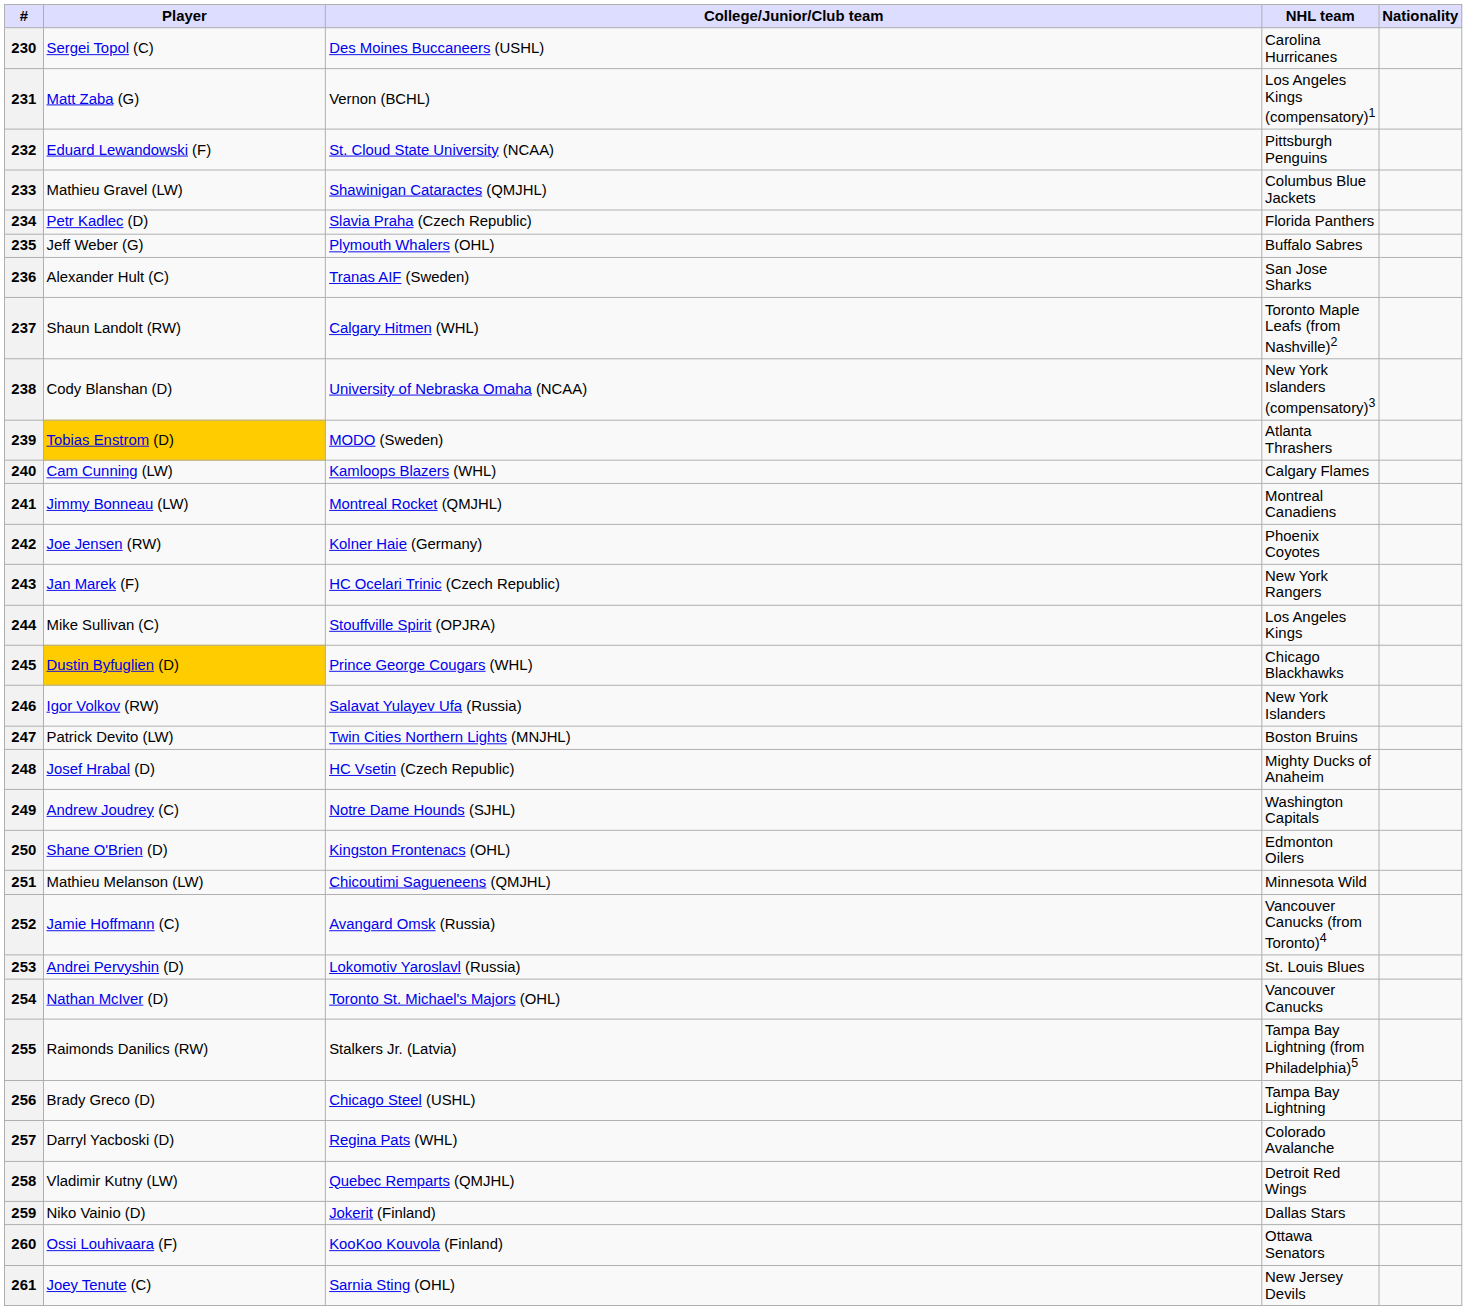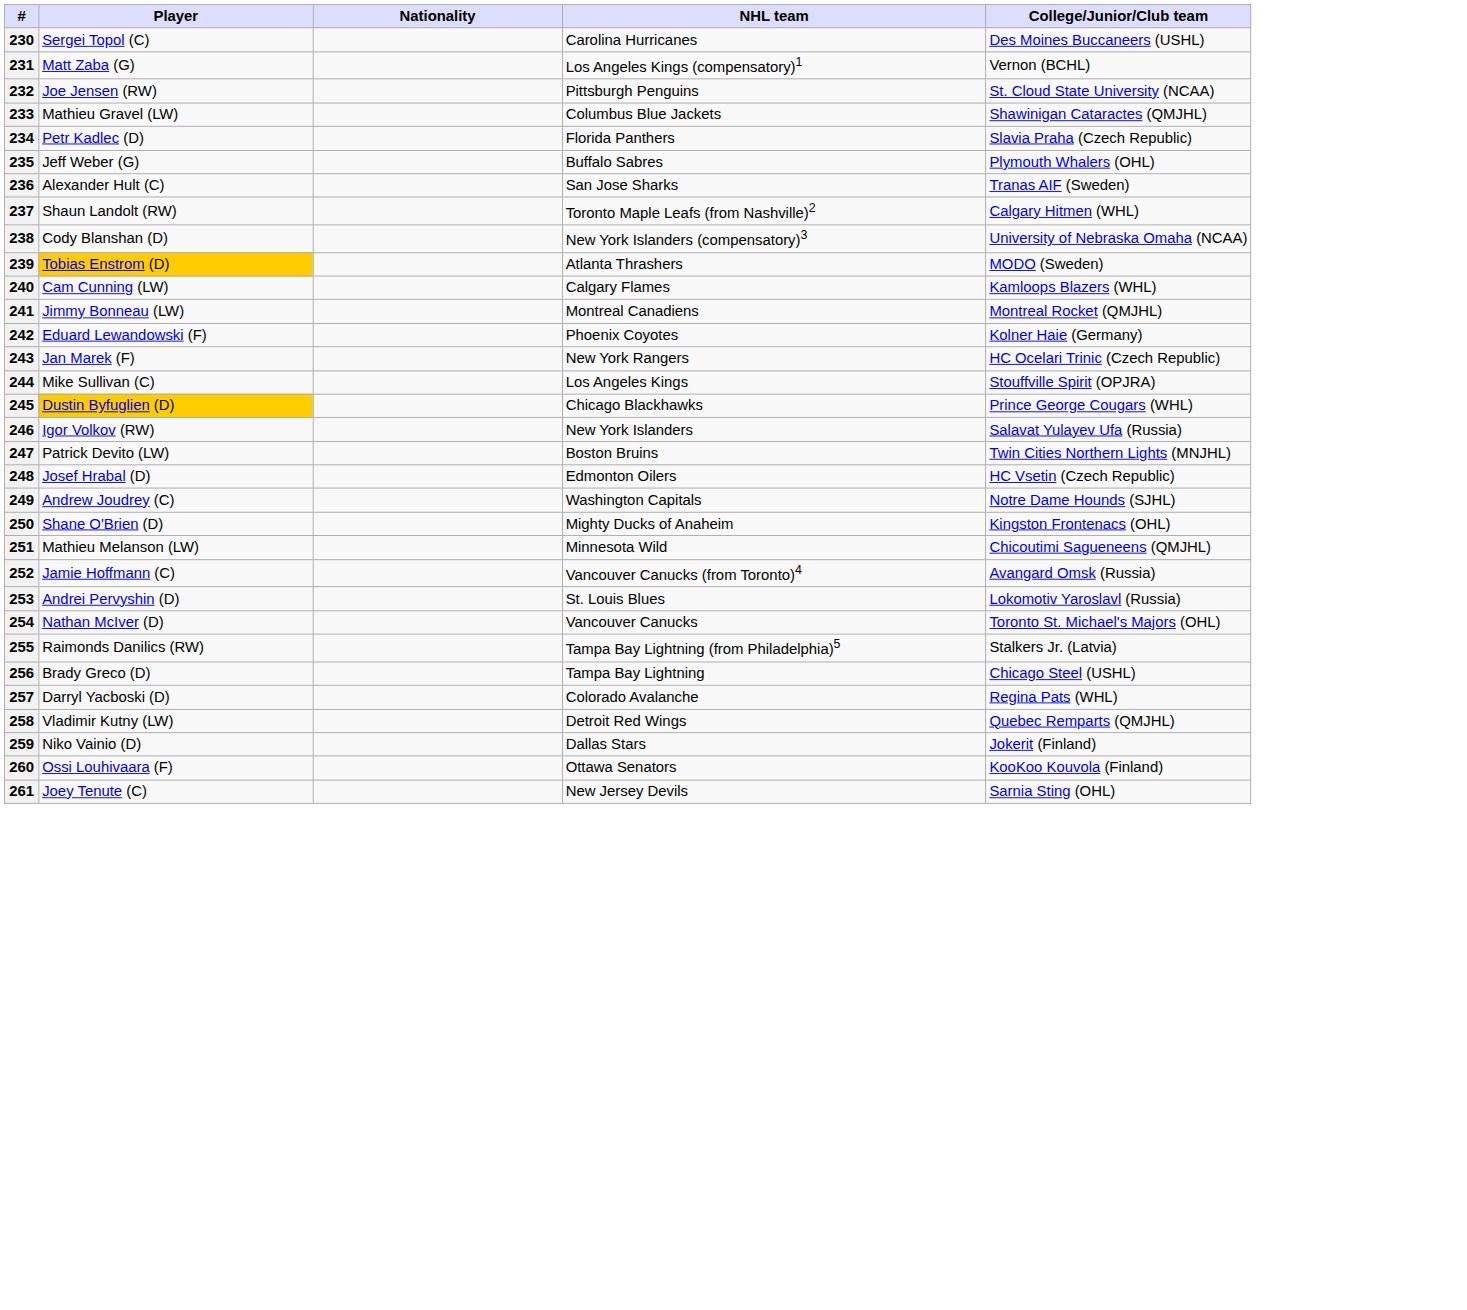columns swapped: (1420, 16) <-> (794, 16)
(129, 149) Eduard Lewandowski (F) -> (99, 91) Joe Jensen (RW)
(104, 544) Joe Jensen (RW) -> (124, 335) Eduard Lewandowski (F)
(1318, 769) Mighty Ducks of Anaheim -> (621, 476) Edmonton Oilers
(1299, 850) Edmonton Oilers -> (650, 523) Mighty Ducks of Anaheim
